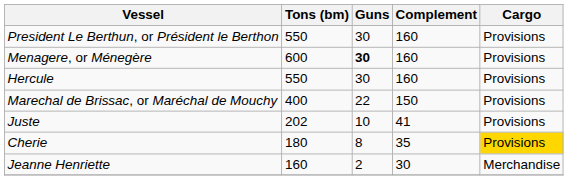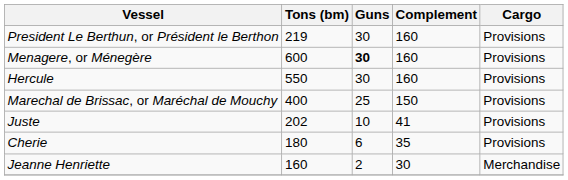(296, 36) 550 -> (296, 36) 219
(363, 100) 22 -> (363, 100) 25
(359, 143) 8 -> (359, 143) 6
(514, 143) gold background -> (514, 143) no background
